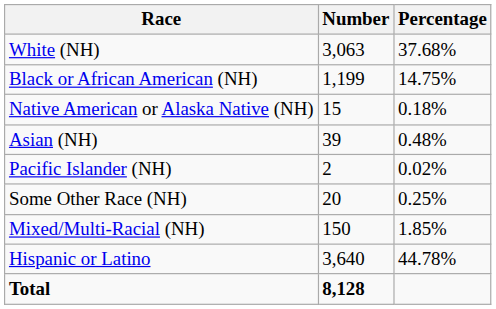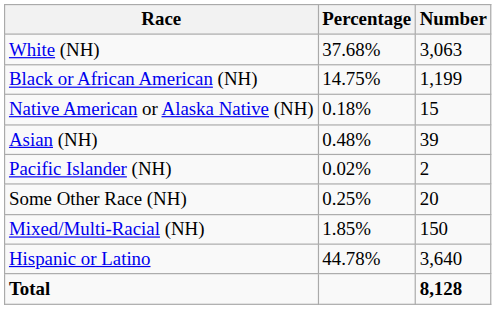columns swapped: (356, 19) <-> (442, 19)
